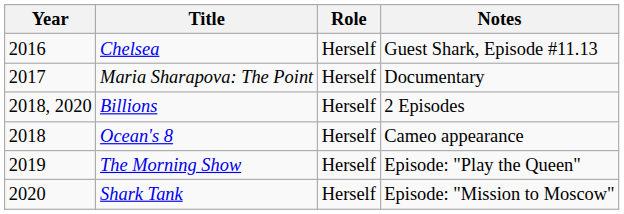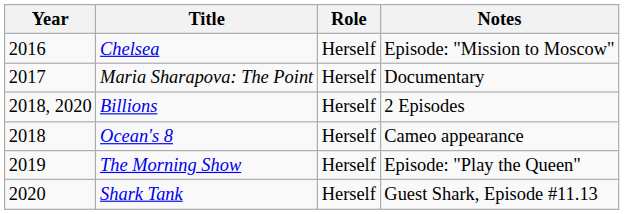(491, 48) Guest Shark, Episode #11.13 -> (499, 48) Episode: "Mission to Moscow"
(499, 194) Episode: "Mission to Moscow" -> (491, 194) Guest Shark, Episode #11.13
